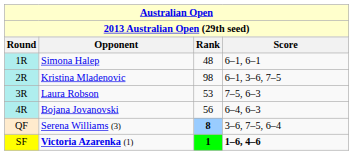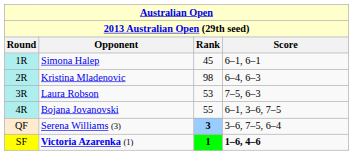(208, 61) 48 -> (208, 61) 45
(253, 77) 6–1, 3–6, 7–5 -> (243, 77) 6–4, 6–3
(208, 110) 56 -> (208, 110) 55
(243, 110) 6–4, 6–3 -> (253, 110) 6–1, 3–6, 7–5
(208, 126) 8 -> (208, 126) 3
